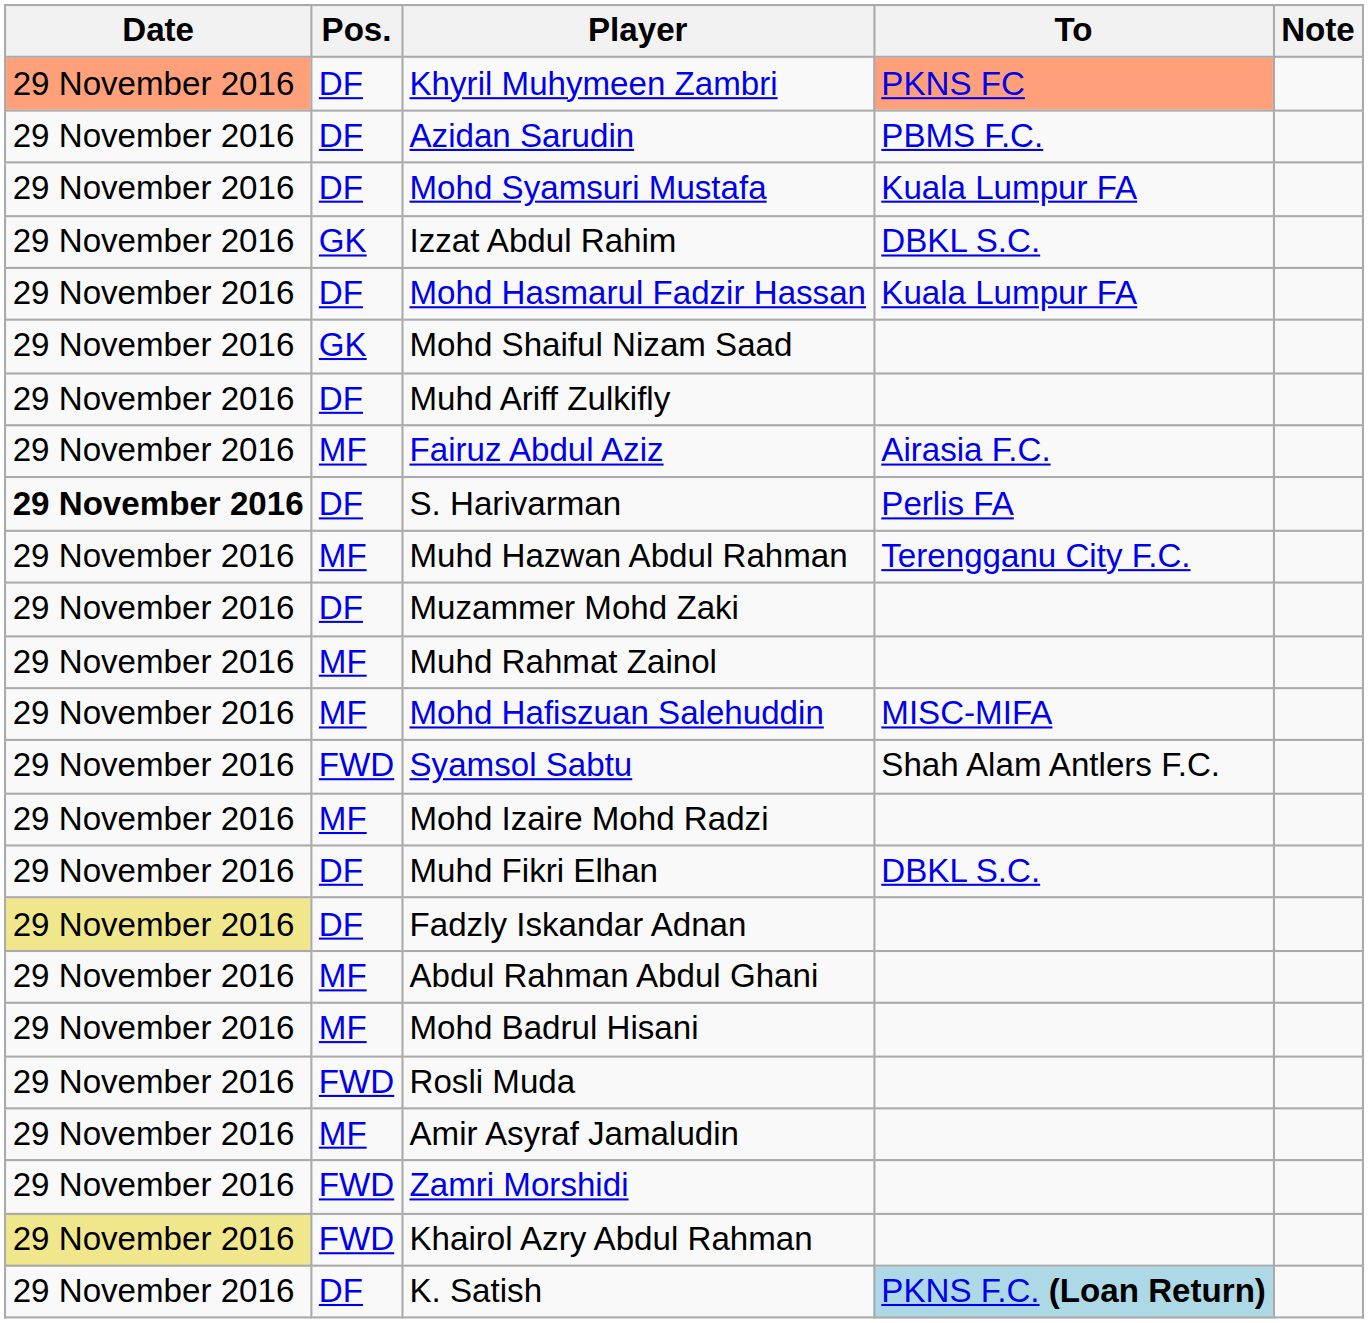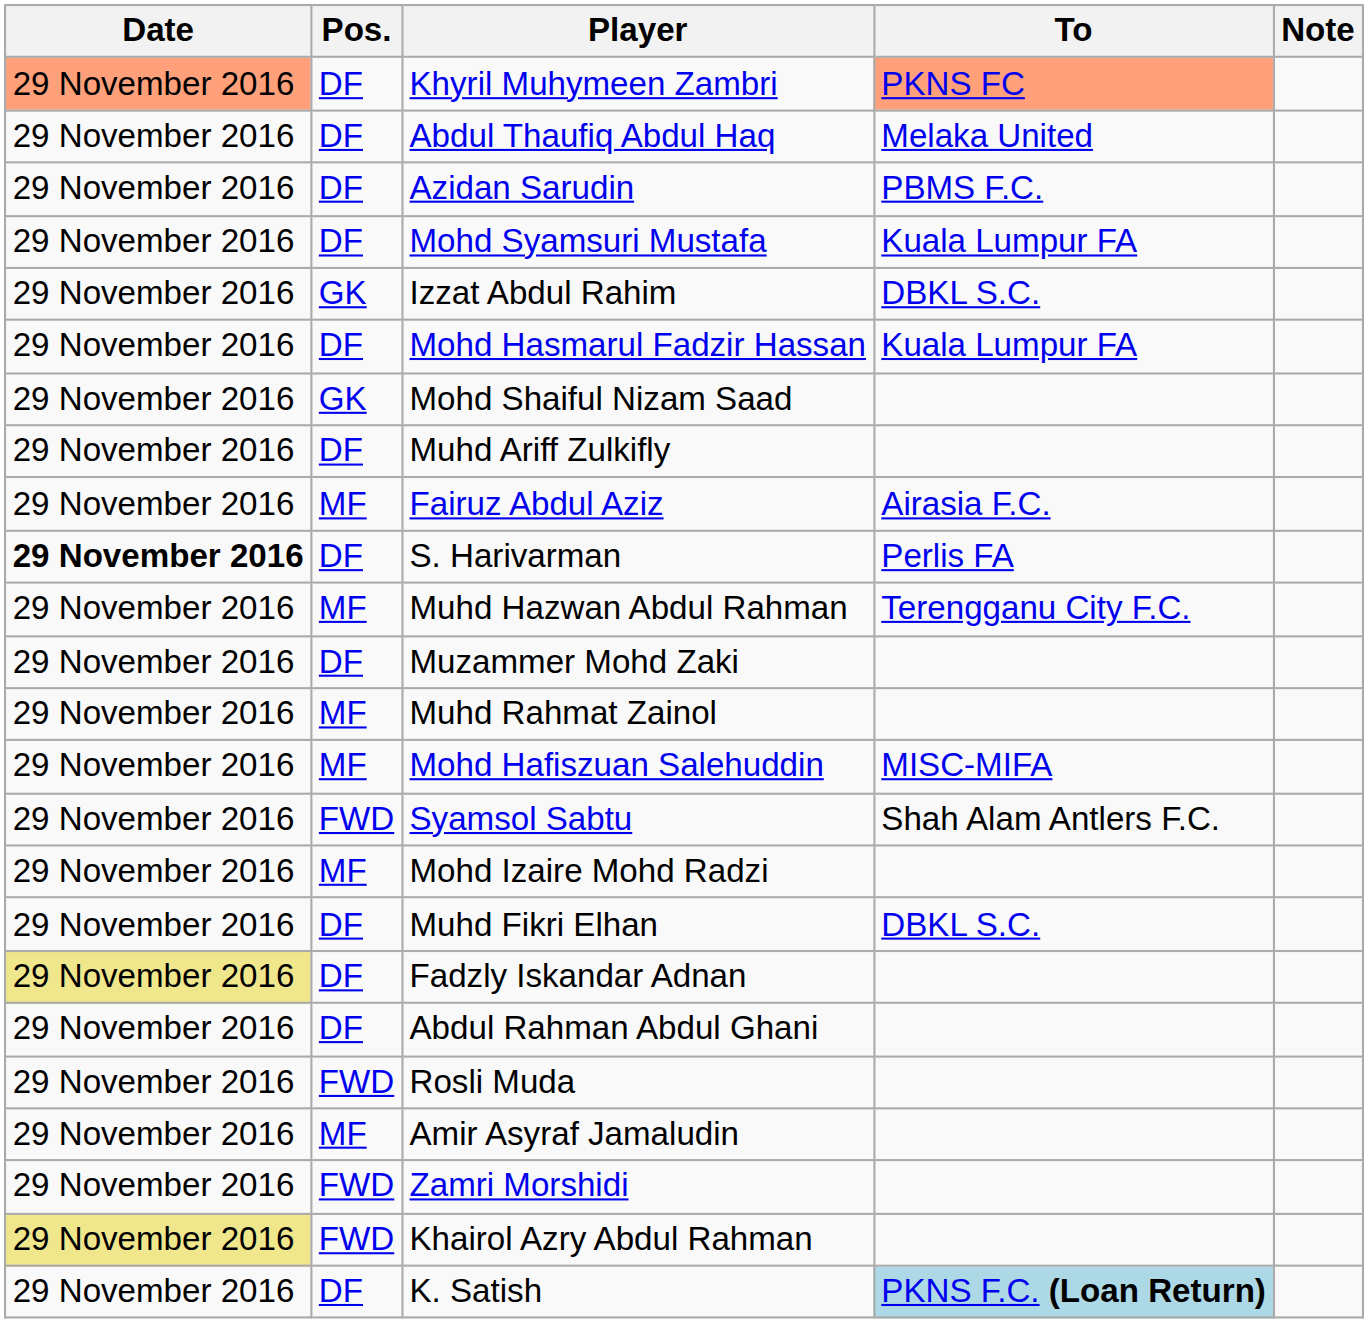+ row: (592, 135)
(343, 976) MF -> (341, 1028) DF
- row: (554, 1028)
